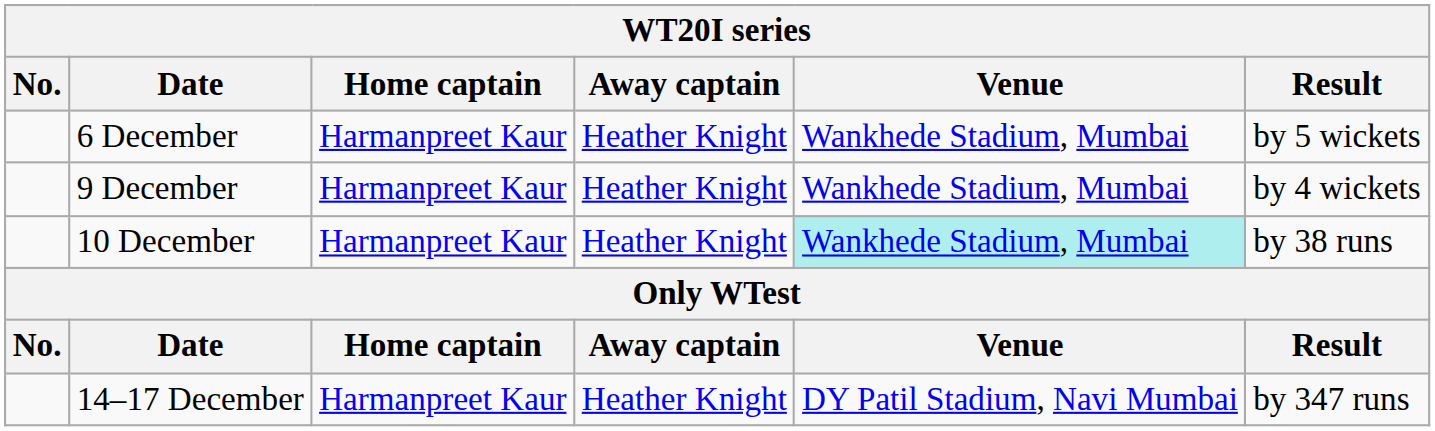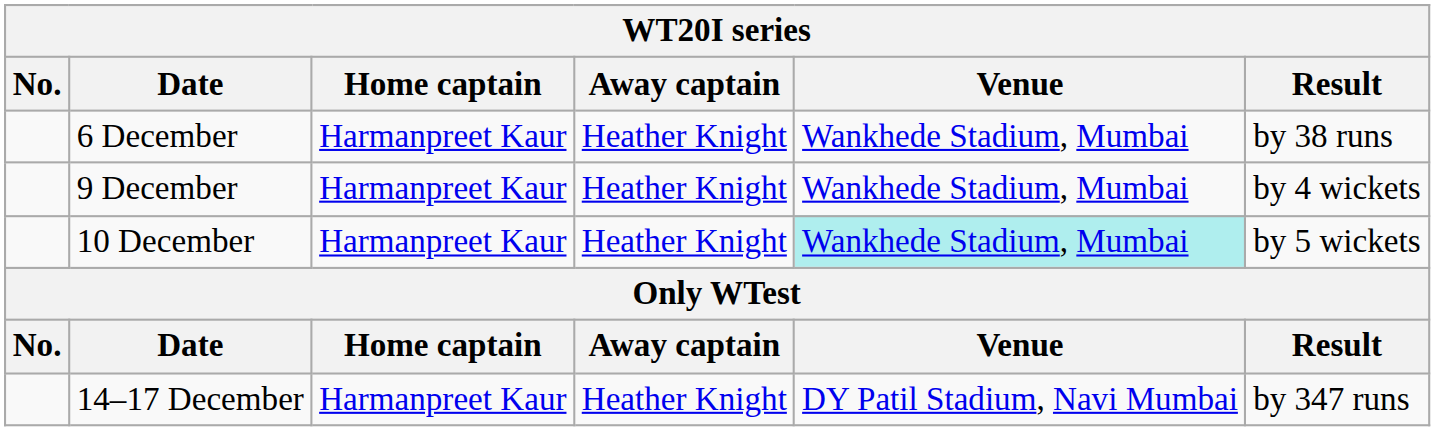(1337, 135) by 5 wickets -> (1323, 135) by 38 runs
(1323, 240) by 38 runs -> (1337, 240) by 5 wickets
